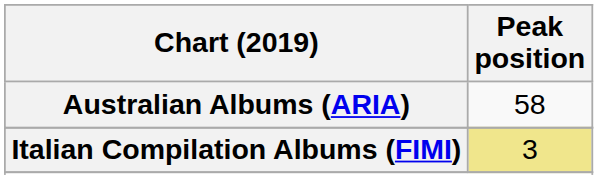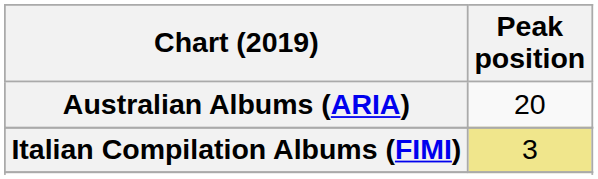(530, 104) 58 -> (530, 104) 20
